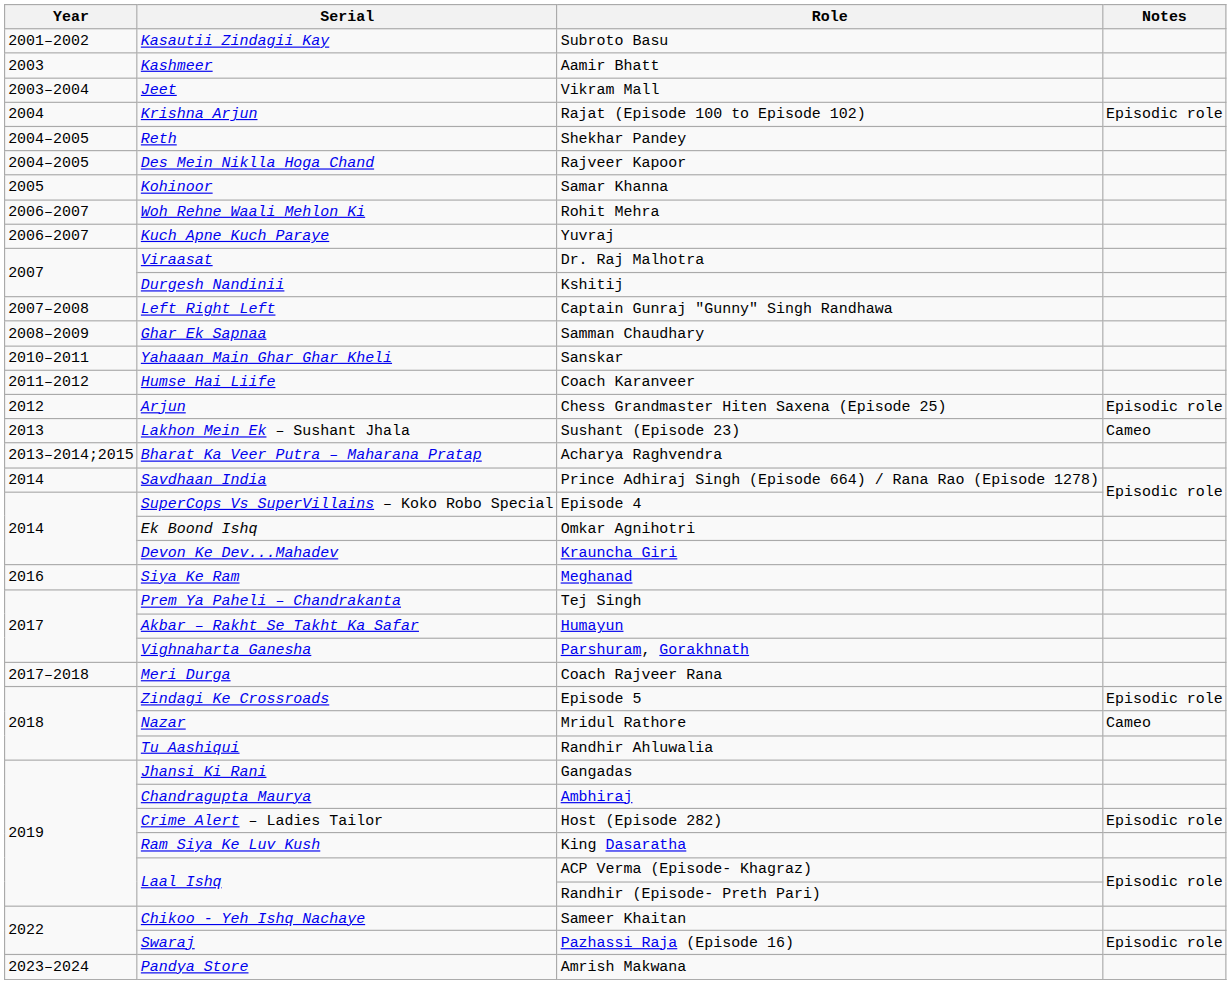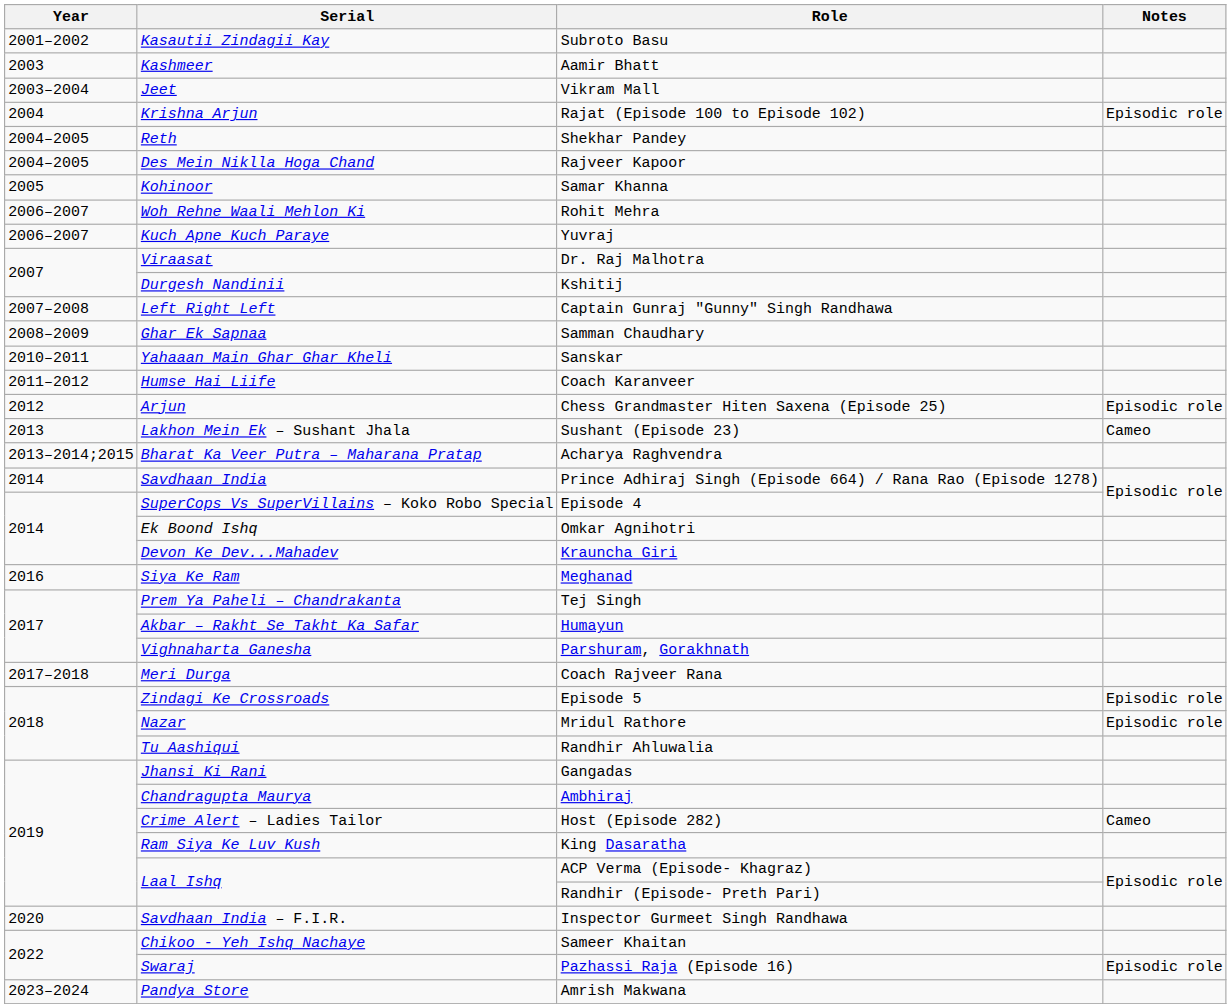(1129, 723) Cameo -> (1164, 723) Episodic role
(1164, 821) Episodic role -> (1129, 821) Cameo
+ row: (704, 918)
